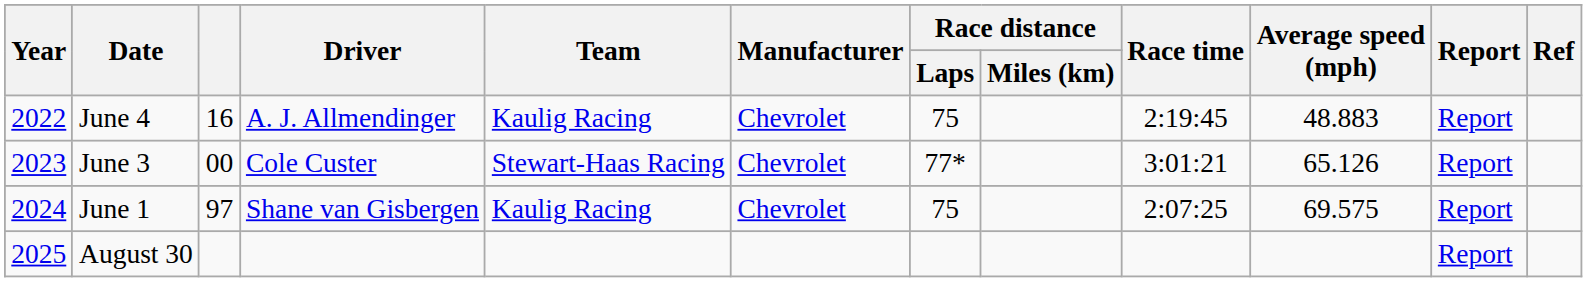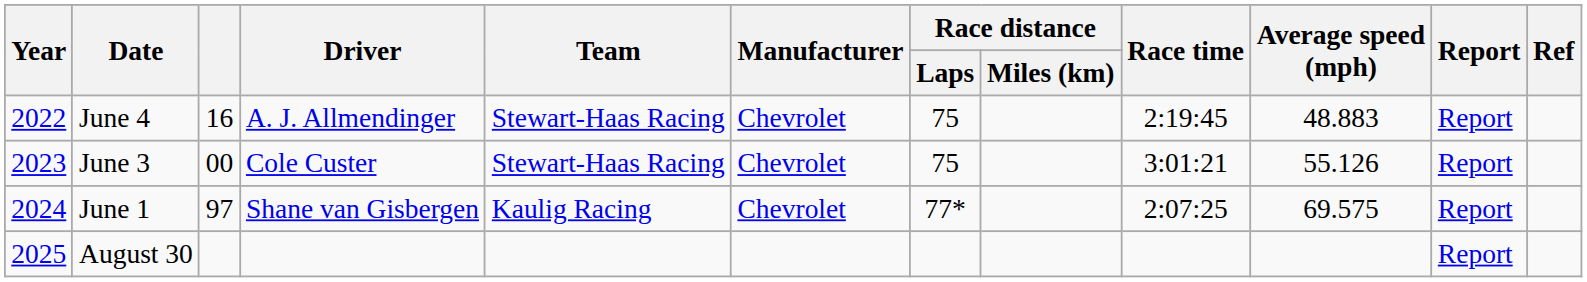(572, 118) Kaulig Racing -> (608, 118) Stewart-Haas Racing
(945, 163) 77* -> (945, 163) 75
(1341, 163) 65.126 -> (1341, 163) 55.126
(945, 208) 75 -> (945, 208) 77*
